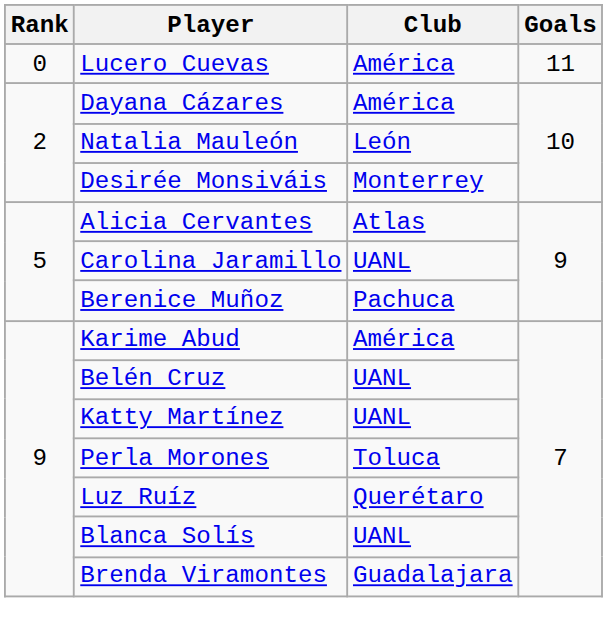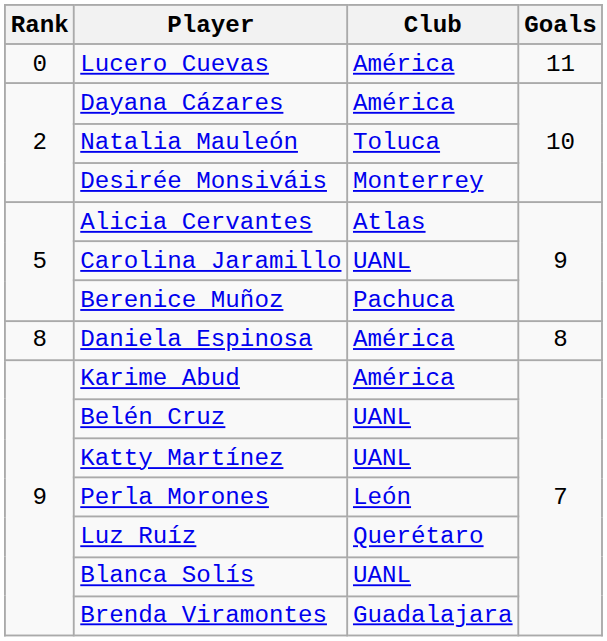(382, 143) León -> (397, 143) Toluca
+ row: (196, 340)
(397, 458) Toluca -> (382, 498) León
